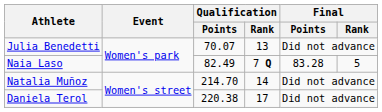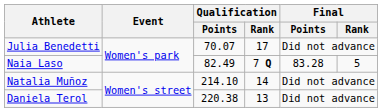(262, 46) 13 -> (262, 46) 17
(220, 81) 214.70 -> (220, 81) 214.10
(262, 98) 17 -> (262, 98) 13
